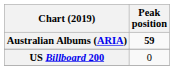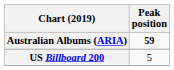(149, 57) 0 -> (149, 57) 5
